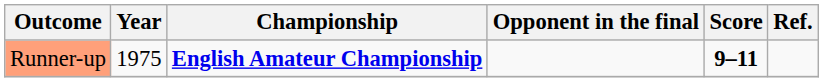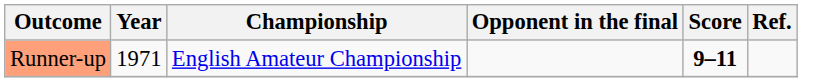(139, 58) 1975 -> (139, 58) 1971
(327, 58) bold -> (317, 58) normal
